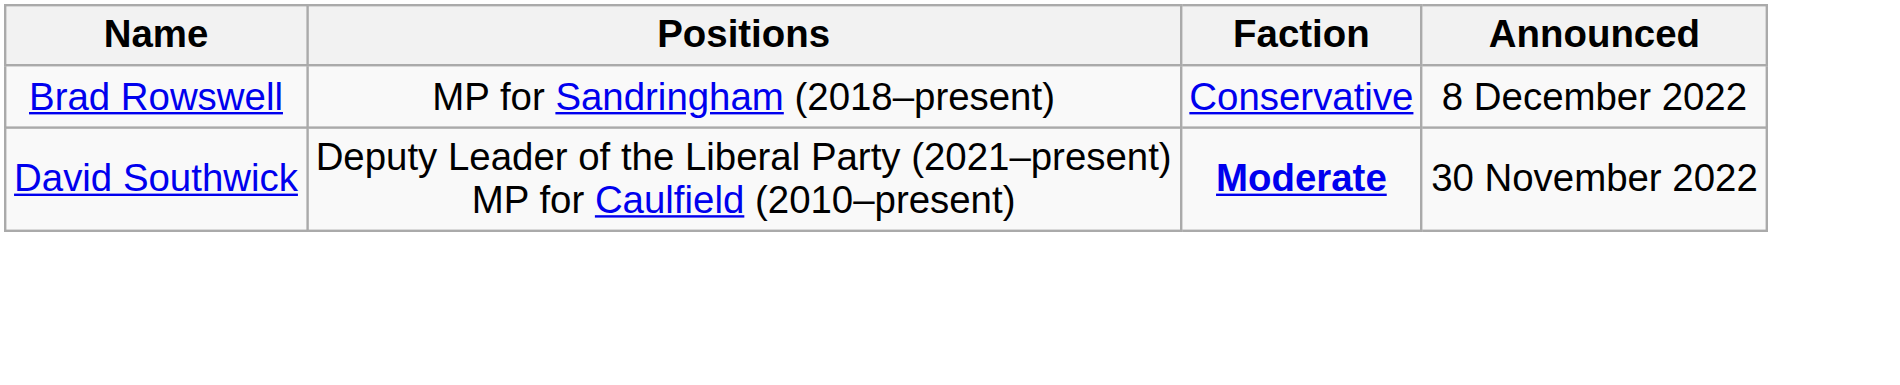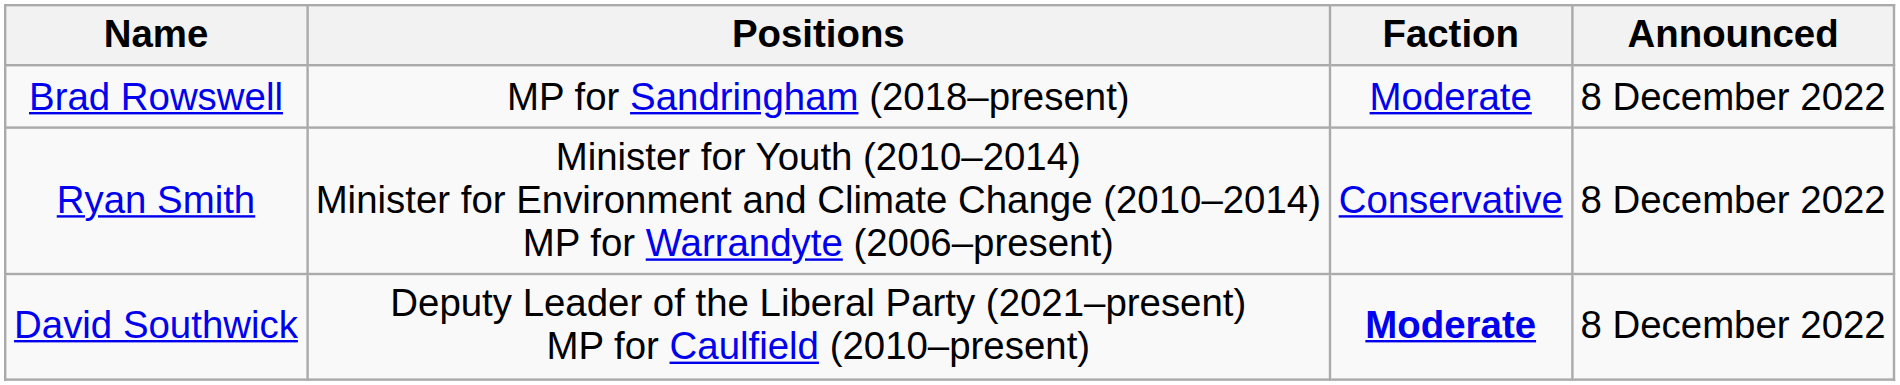(1301, 95) Conservative -> (1451, 95) Moderate
+ row: (156, 199)
(1594, 178) 30 November 2022 -> (1733, 325) 8 December 2022
